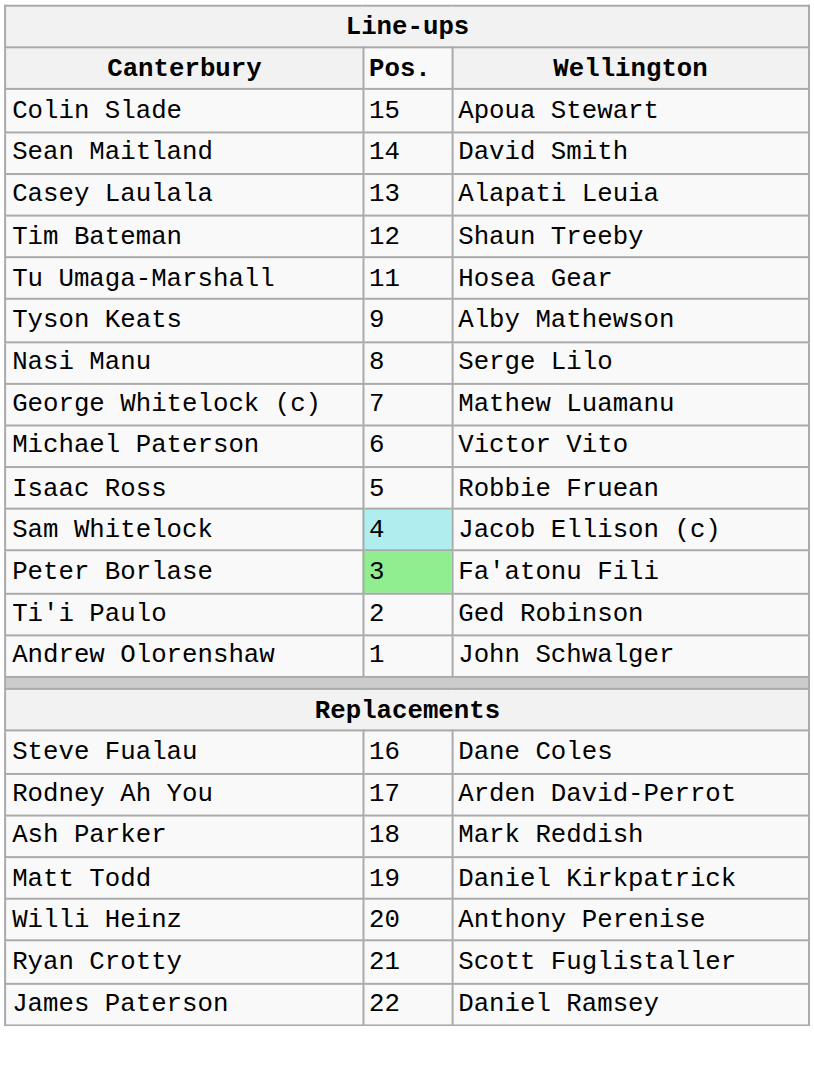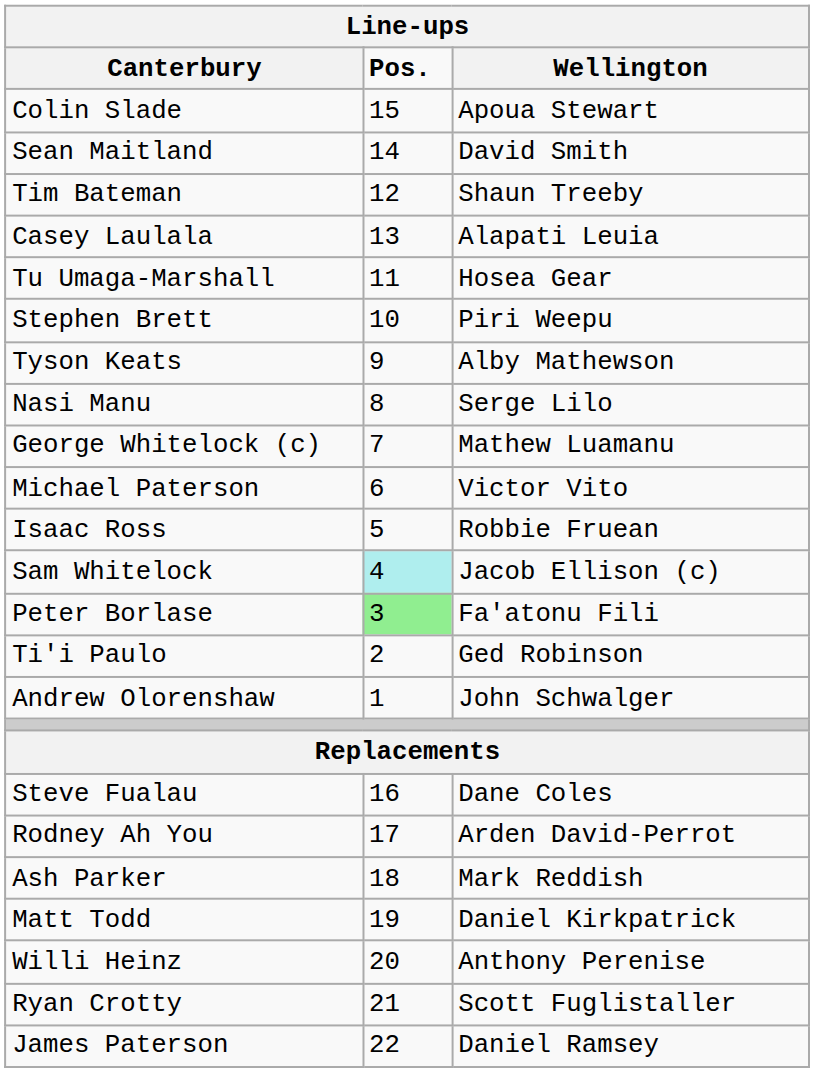rows swapped: (113, 195) <-> (97, 236)
+ row: (113, 320)
